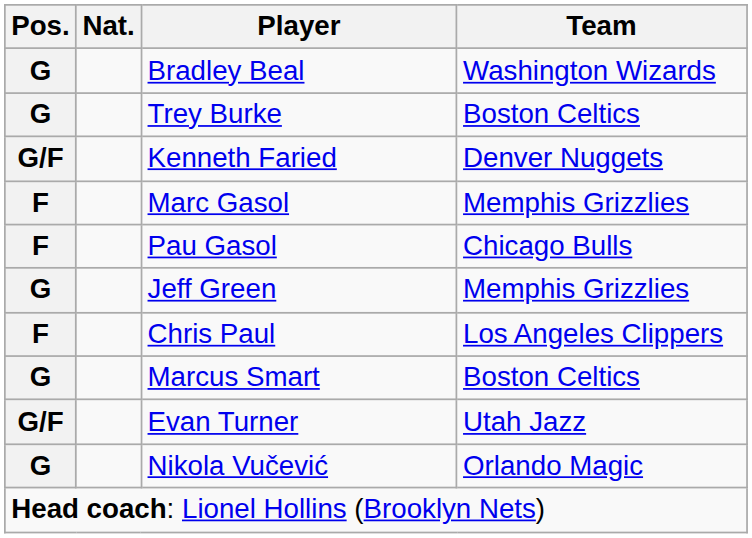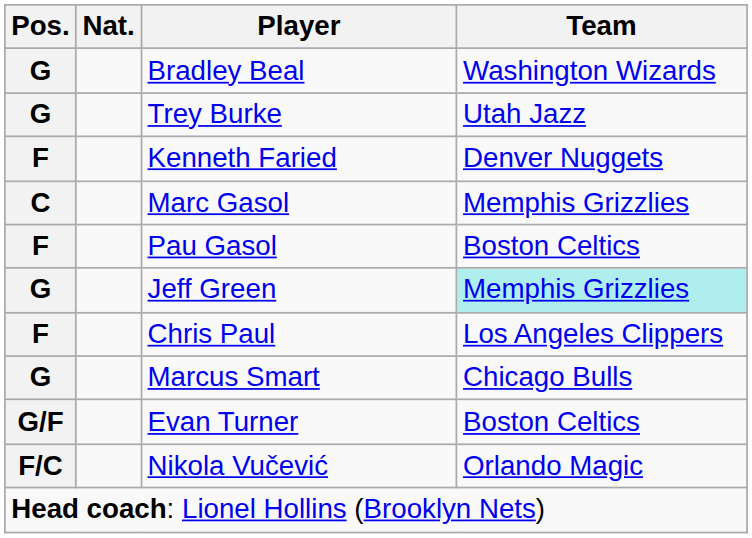(552, 114) Boston Celtics -> (525, 114) Utah Jazz
(40, 158) G/F -> (40, 158) F
(40, 202) F -> (40, 202) C
(548, 245) Chicago Bulls -> (552, 245) Boston Celtics
(576, 289) no background -> (576, 289) paleturquoise background
(552, 377) Boston Celtics -> (548, 377) Chicago Bulls
(525, 421) Utah Jazz -> (552, 421) Boston Celtics
(40, 465) G -> (40, 465) F/C
